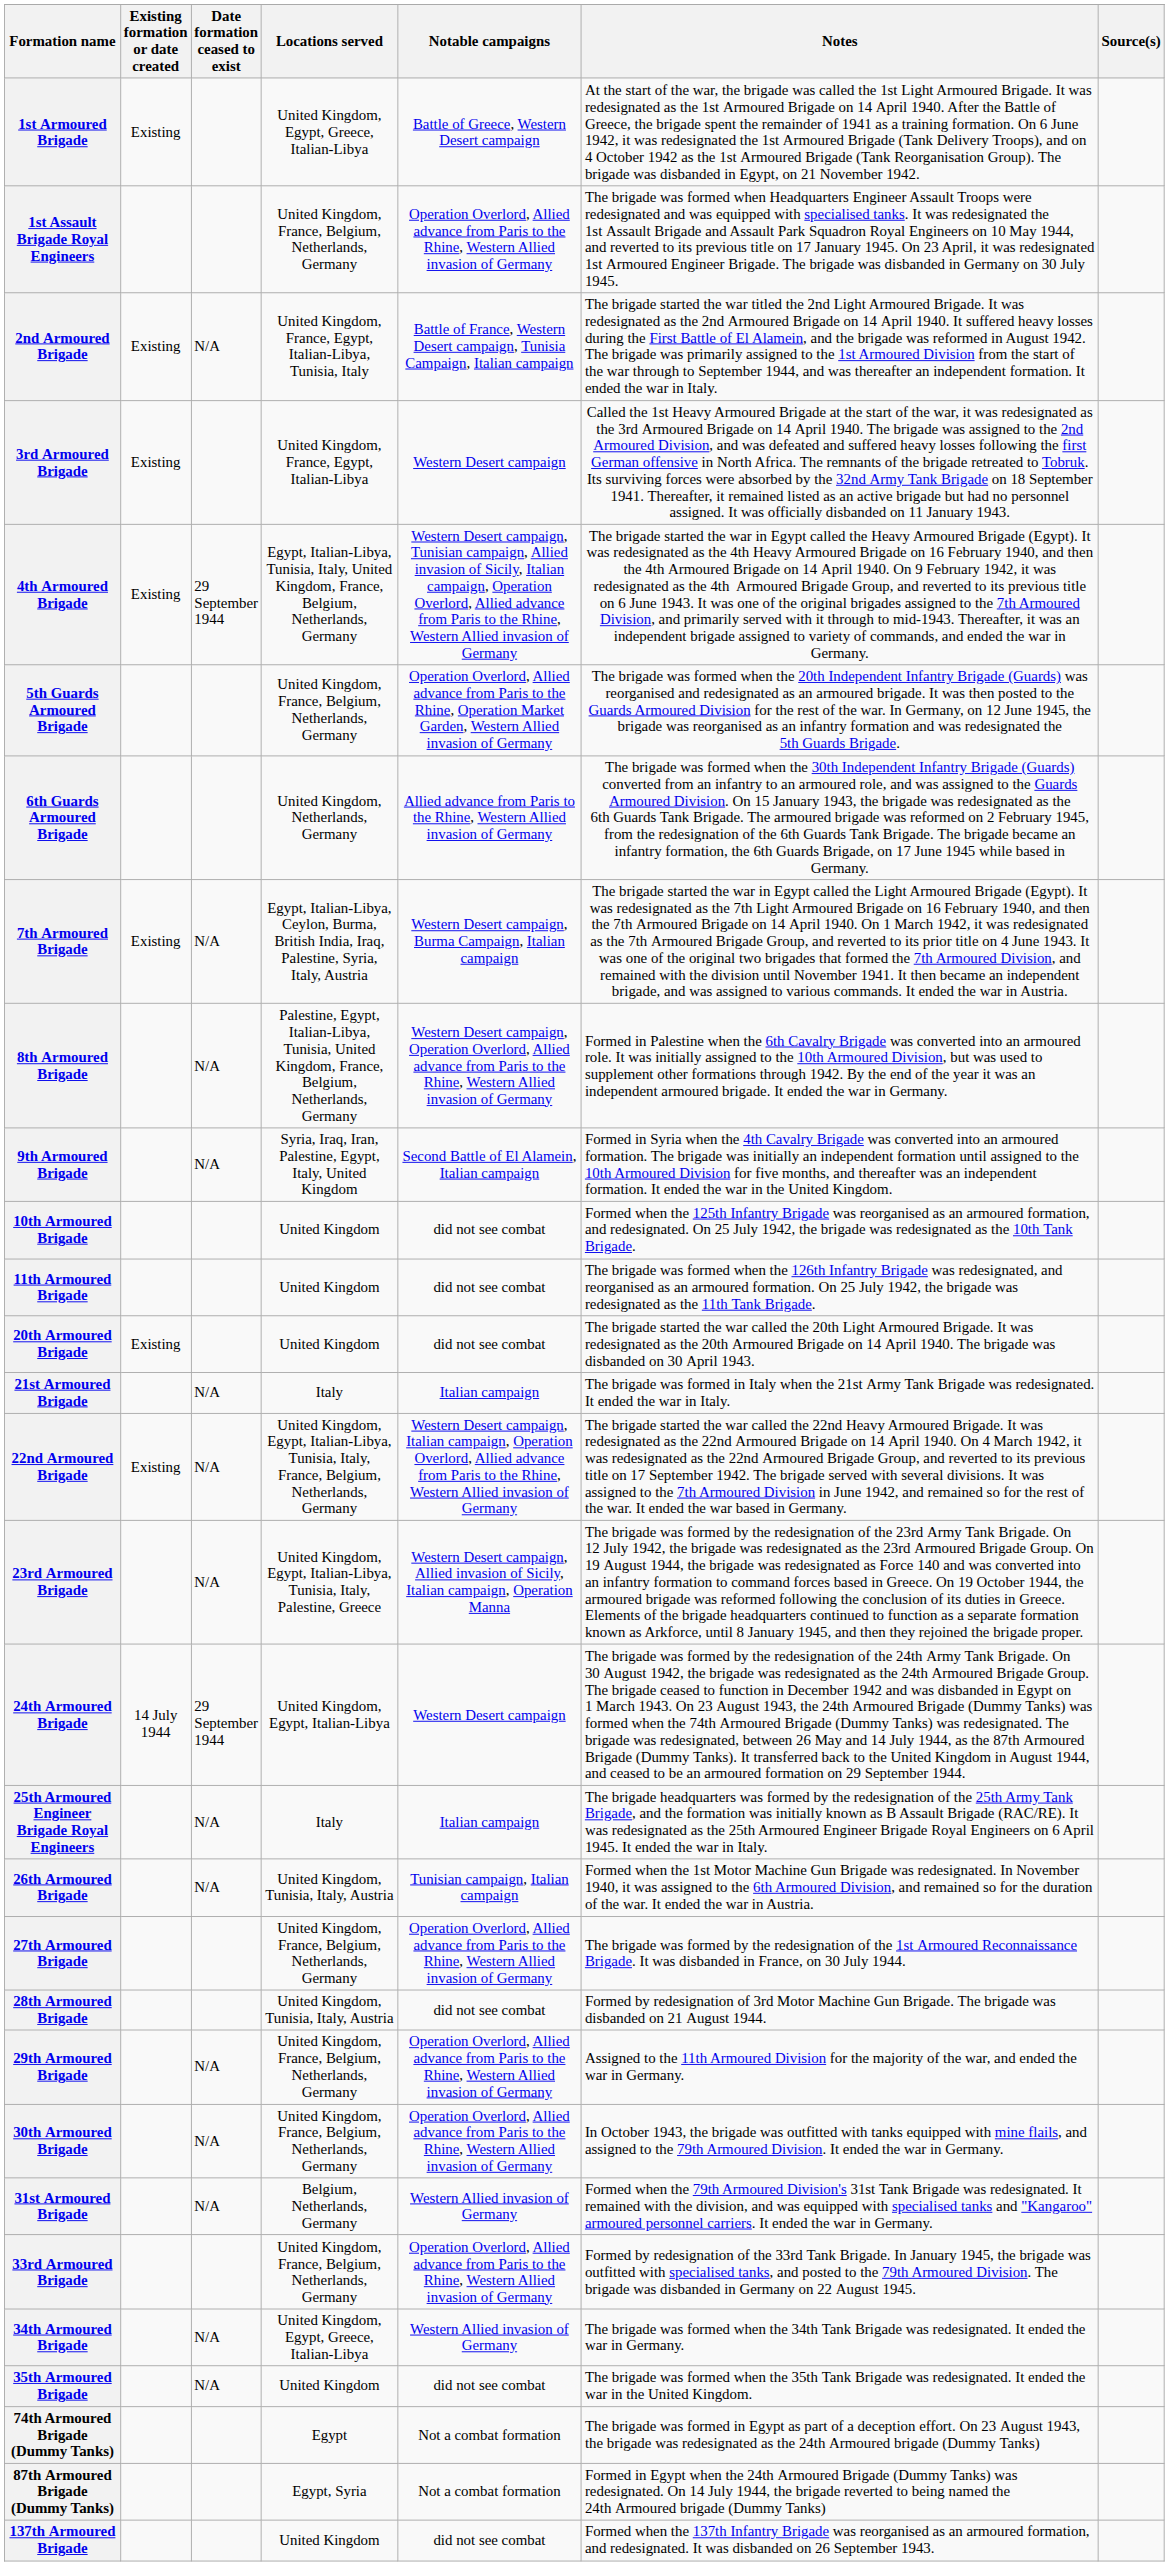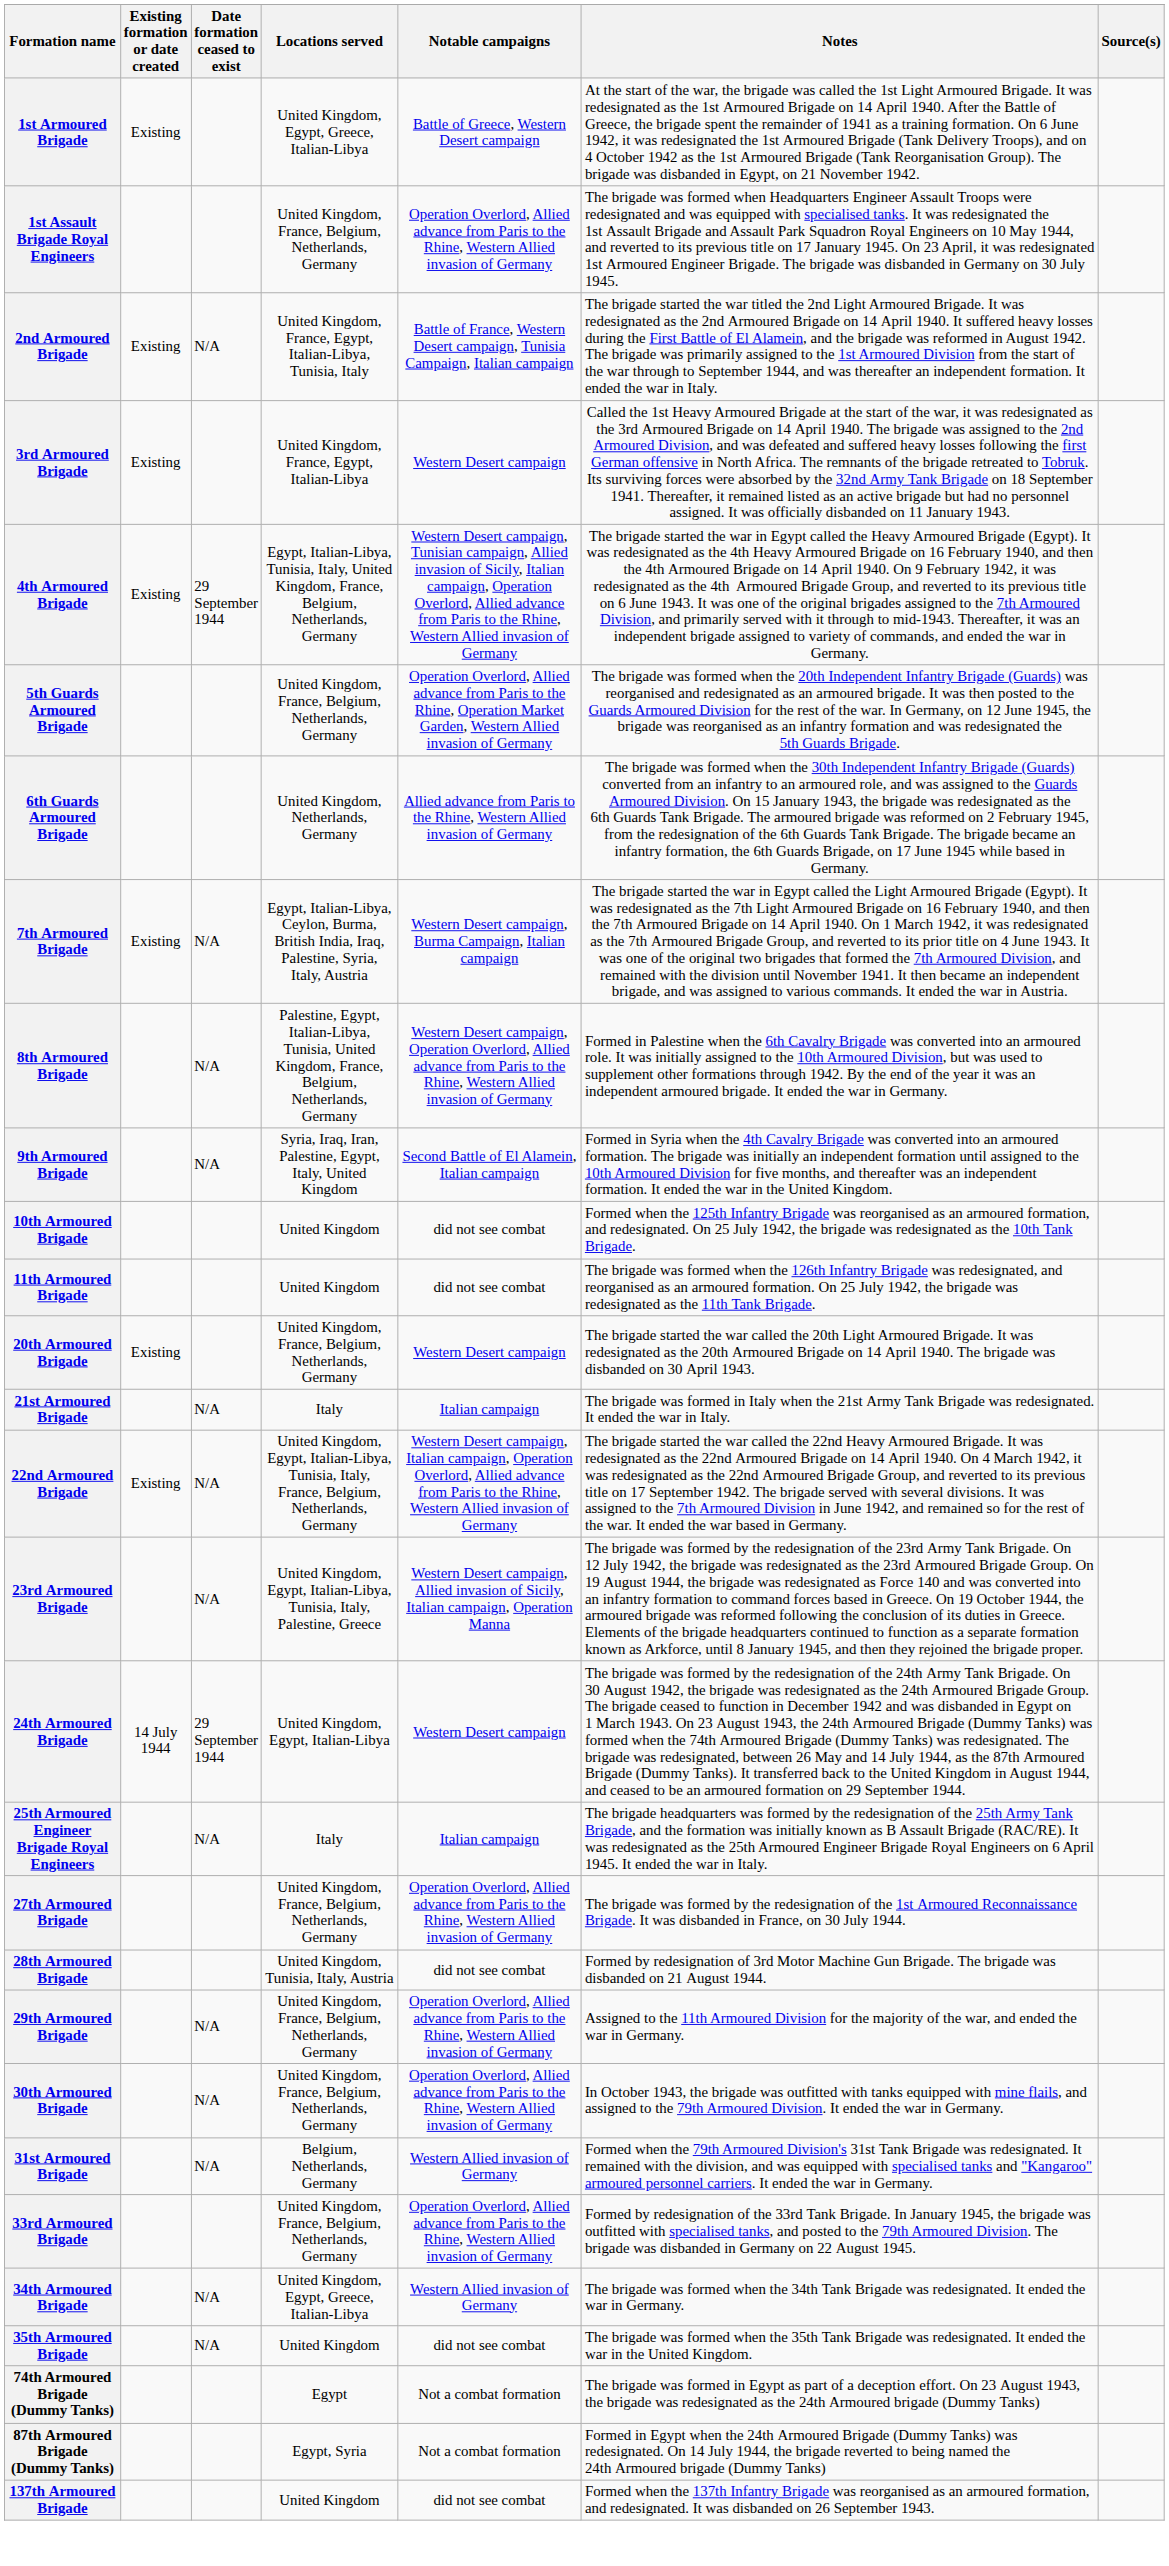(329, 1344) United Kingdom -> (329, 1352) United Kingdom, France, Belgium, Netherlands, Germany
(489, 1344) did not see combat -> (489, 1352) Western Desert campaign
- row: (62, 1887)
